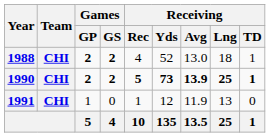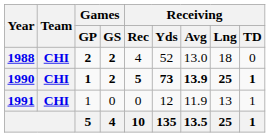(252, 57) 1 -> (252, 57) 0
(88, 79) 2 -> (88, 79) 1
(138, 100) 1 -> (138, 100) 0
(252, 100) 0 -> (252, 100) 1
